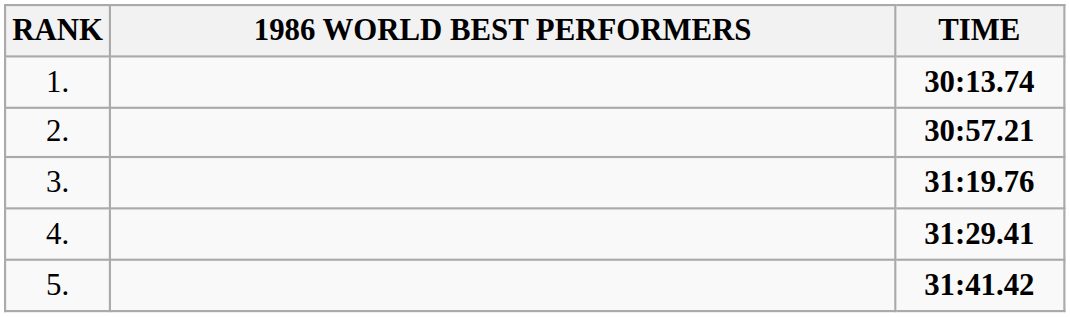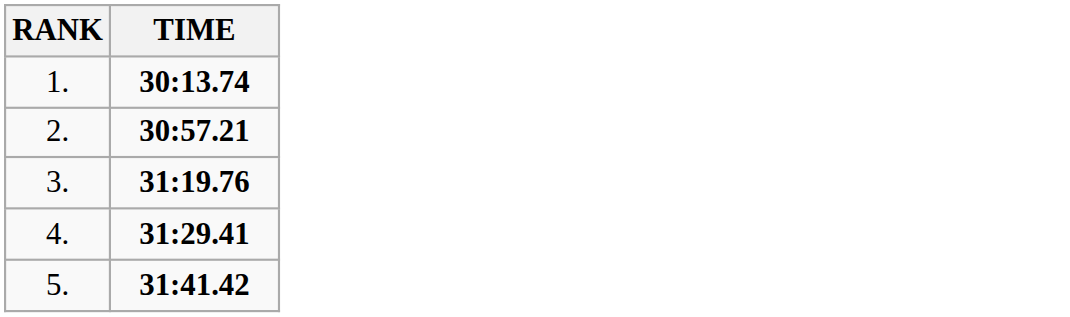- column: (503, 30)
